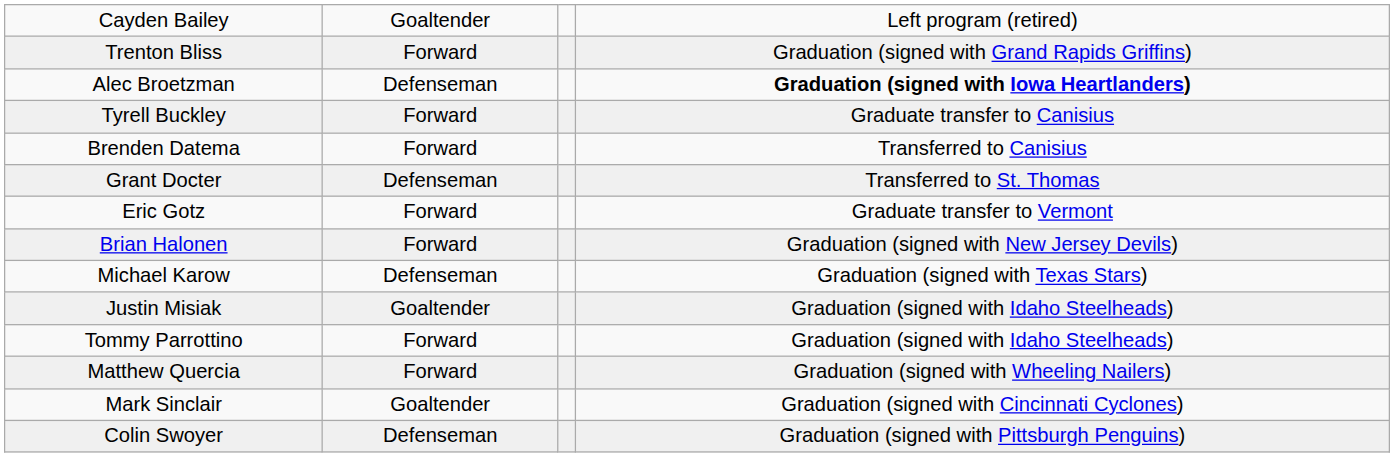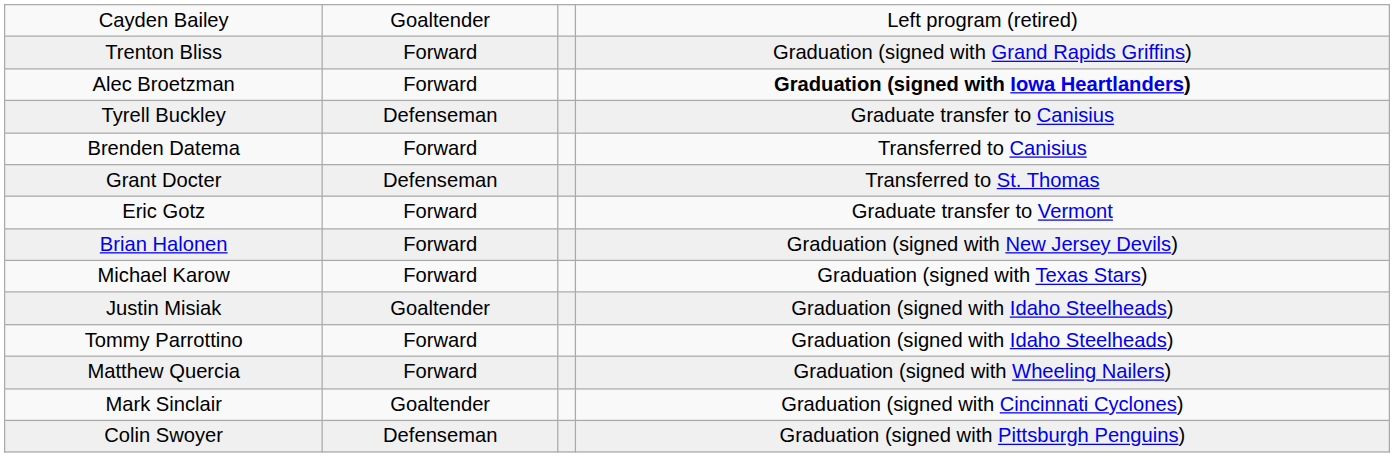(440, 84) Defenseman -> (440, 84) Forward
(440, 116) Forward -> (440, 116) Defenseman
(440, 276) Defenseman -> (440, 276) Forward
